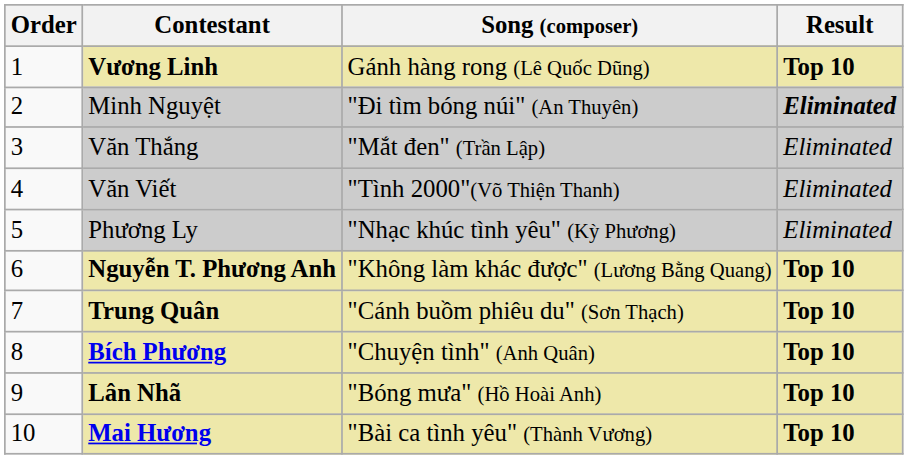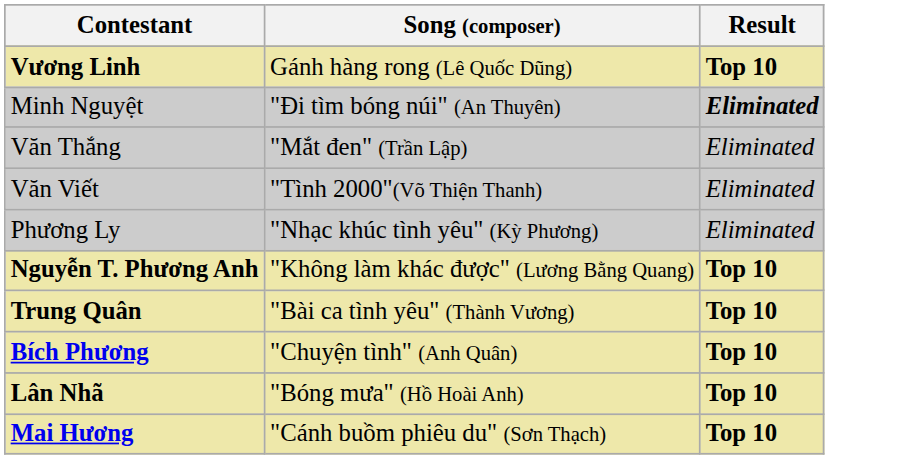- column: (44, 25)
(516, 311) "Cánh buồm phiêu du" (Sơn Thạch) -> (422, 311) "Bài ca tình yêu" (Thành Vương)
(500, 433) "Bài ca tình yêu" (Thành Vương) -> (438, 433) "Cánh buồm phiêu du" (Sơn Thạch)
